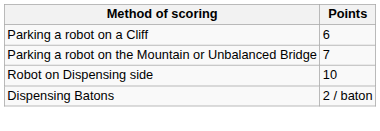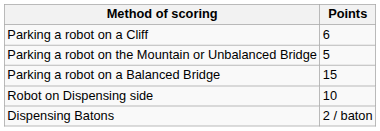(326, 55) 7 -> (326, 55) 5
+ row: (114, 75)
